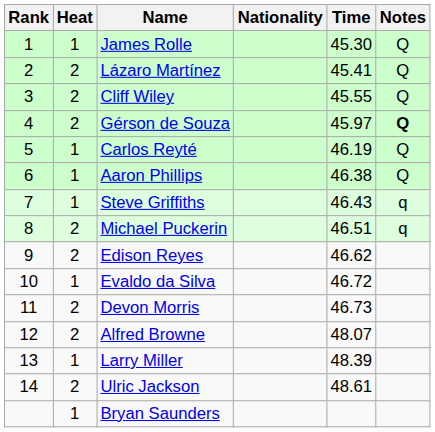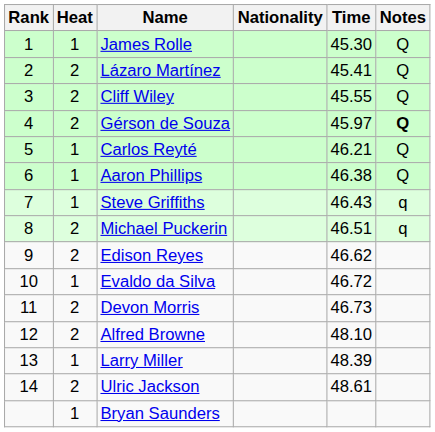(351, 149) 46.19 -> (351, 149) 46.21
(351, 334) 48.07 -> (351, 334) 48.10
